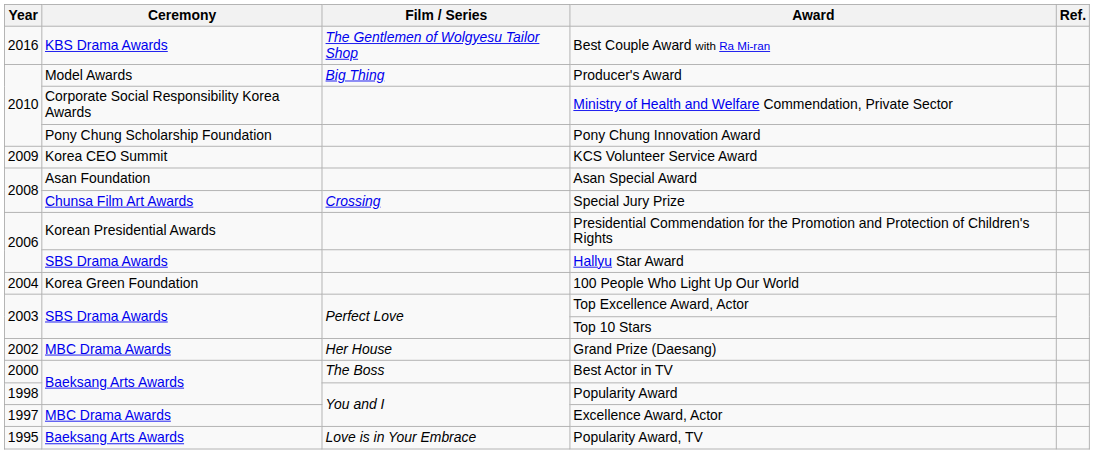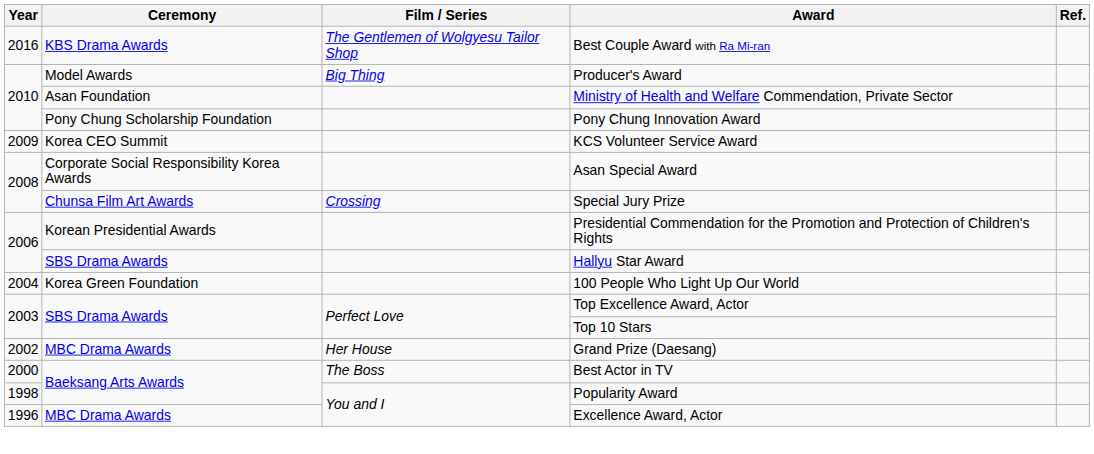(162, 105) Corporate Social Responsibility Korea Awards -> (98, 97) Asan Foundation
(98, 179) Asan Foundation -> (162, 171) Corporate Social Responsibility Korea Awards
(23, 415) 1997 -> (23, 415) 1996
- row: (638, 437)
